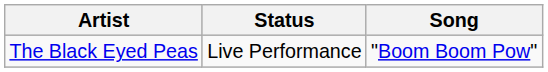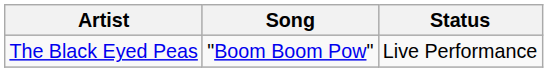columns swapped: (454, 20) <-> (284, 20)
